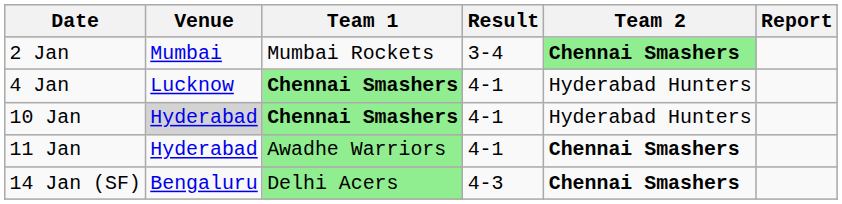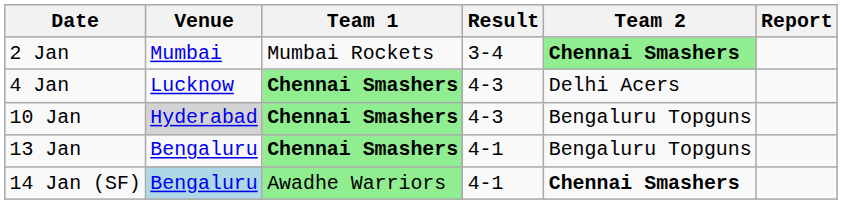(486, 86) 4-1 -> (486, 86) 4-3
(650, 86) Hyderabad Hunters -> (614, 86) Delhi Acers
(486, 118) 4-1 -> (486, 118) 4-3
(650, 118) Hyderabad Hunters -> (650, 118) Bengaluru Topguns
- row: (45, 151)
+ row: (45, 151)
(204, 183) no background -> (204, 183) lightblue background
(333, 183) Delhi Acers -> (357, 183) Awadhe Warriors
(486, 183) 4-3 -> (486, 183) 4-1
